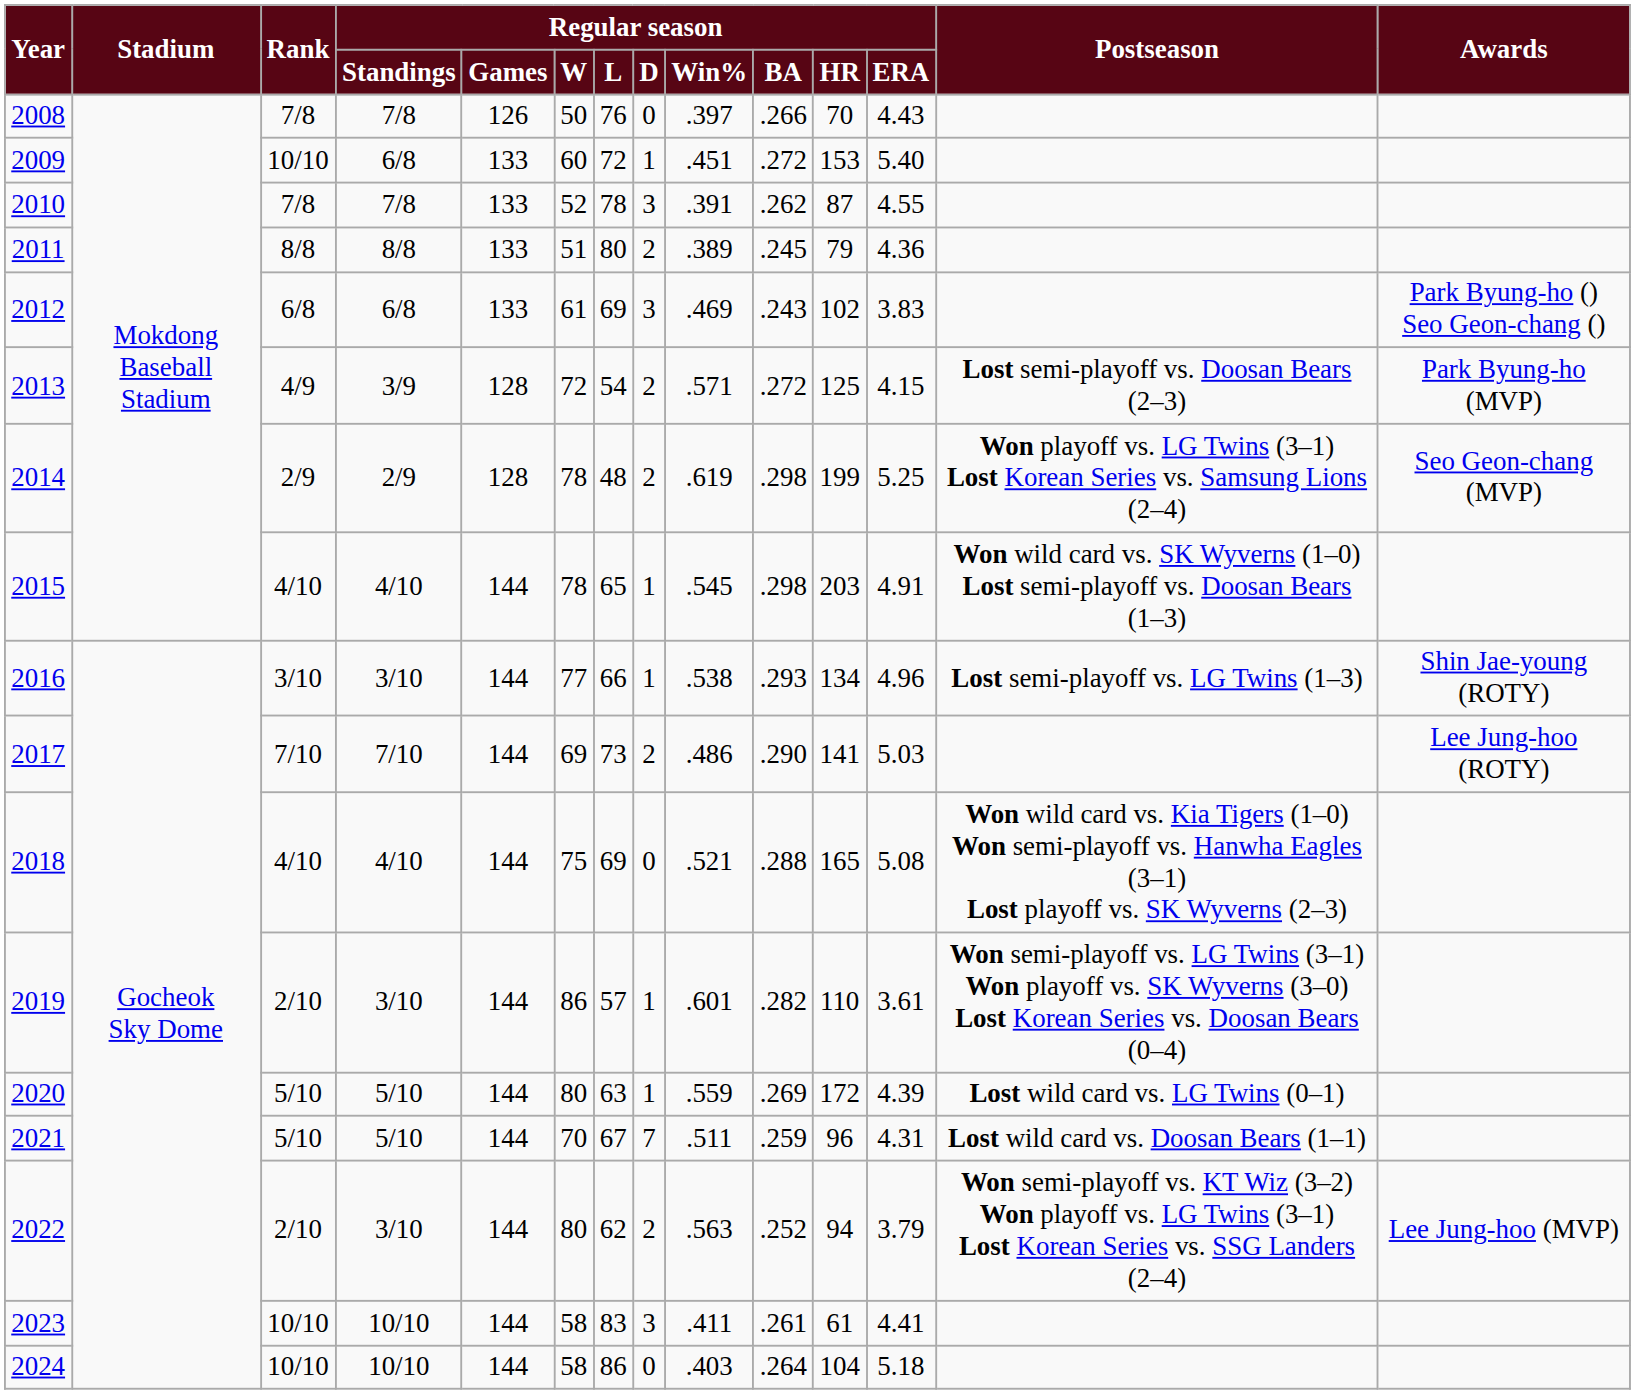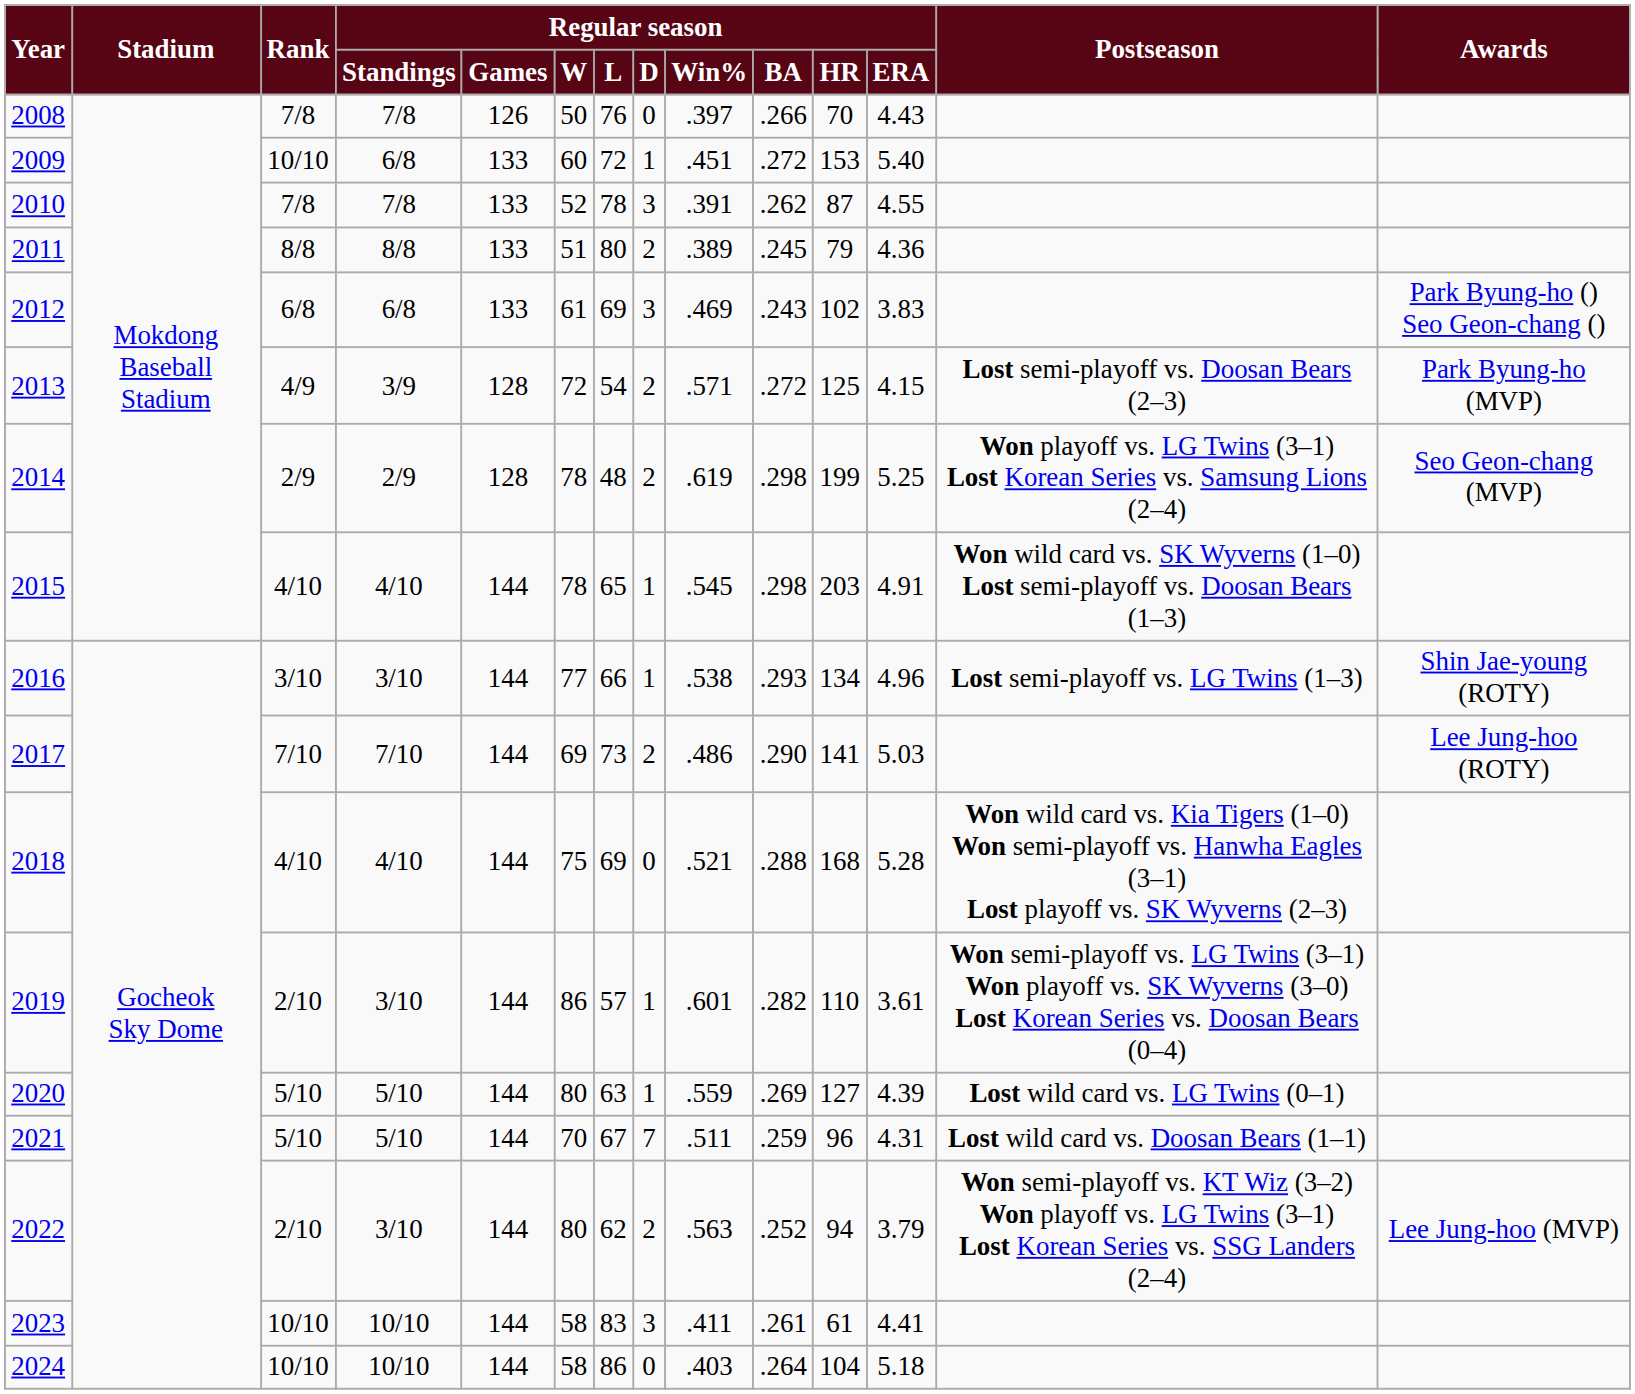(840, 862) 165 -> (840, 862) 168
(901, 862) 5.08 -> (901, 862) 5.28
(840, 1093) 172 -> (840, 1093) 127
